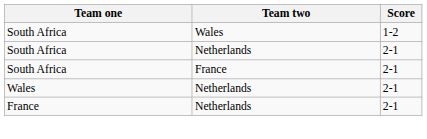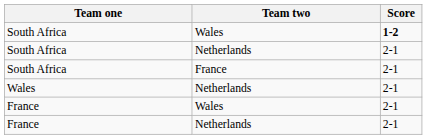(391, 32) normal -> (391, 32) bold
+ row: (23, 106)
